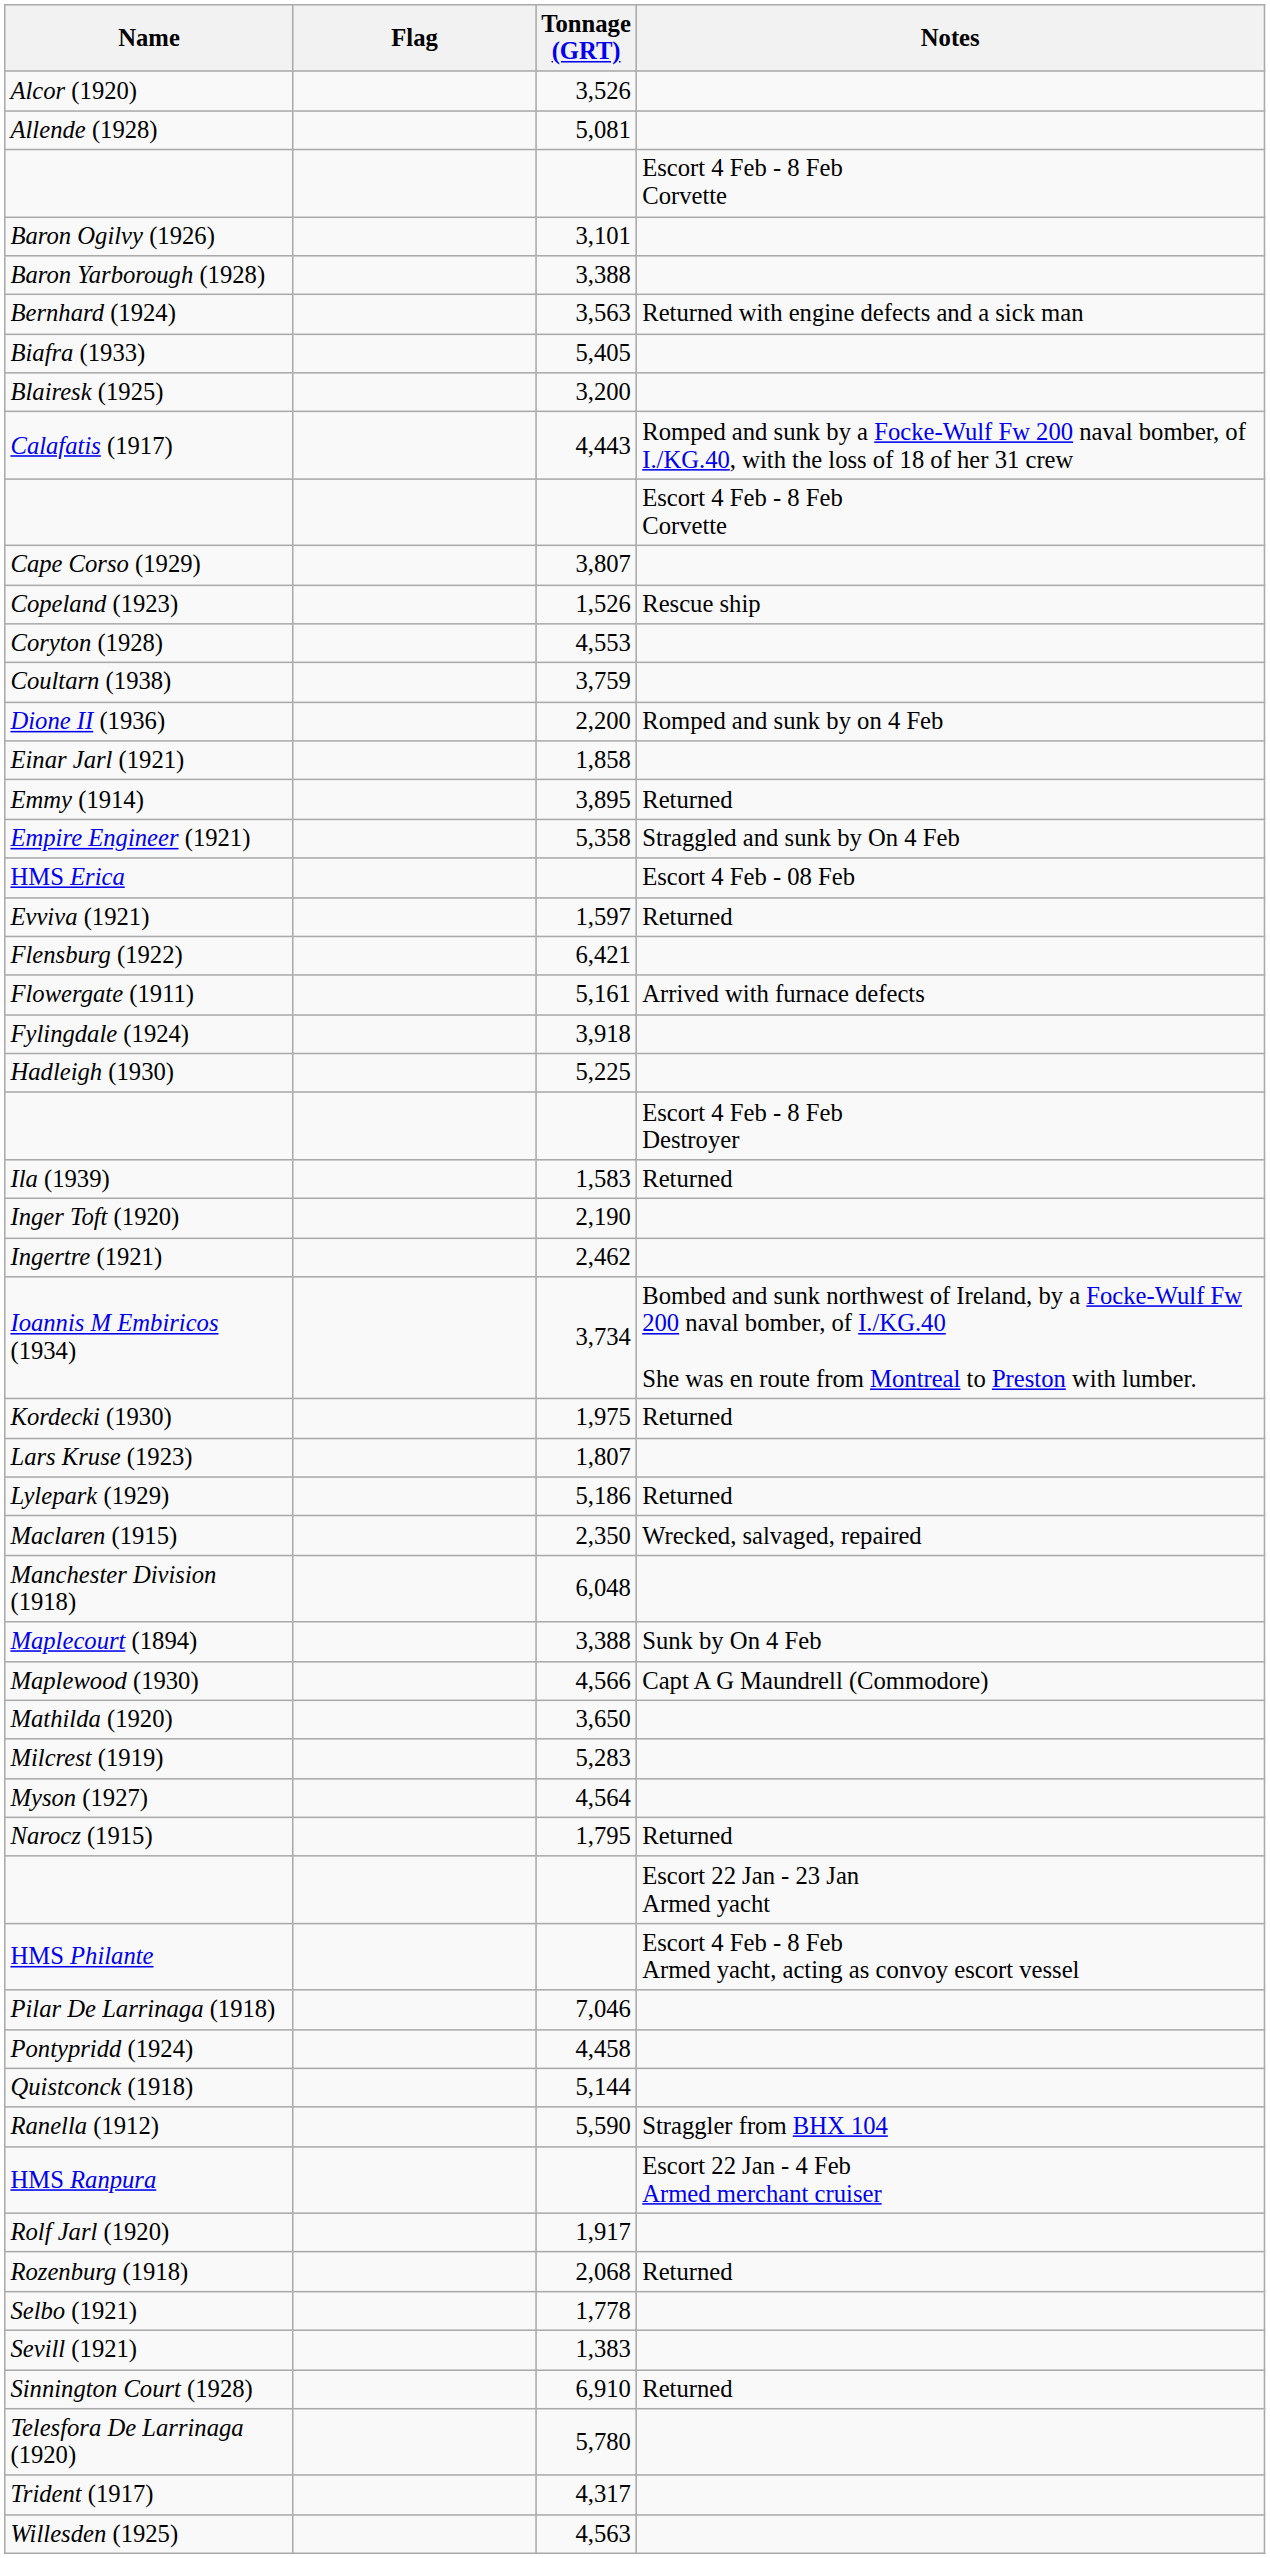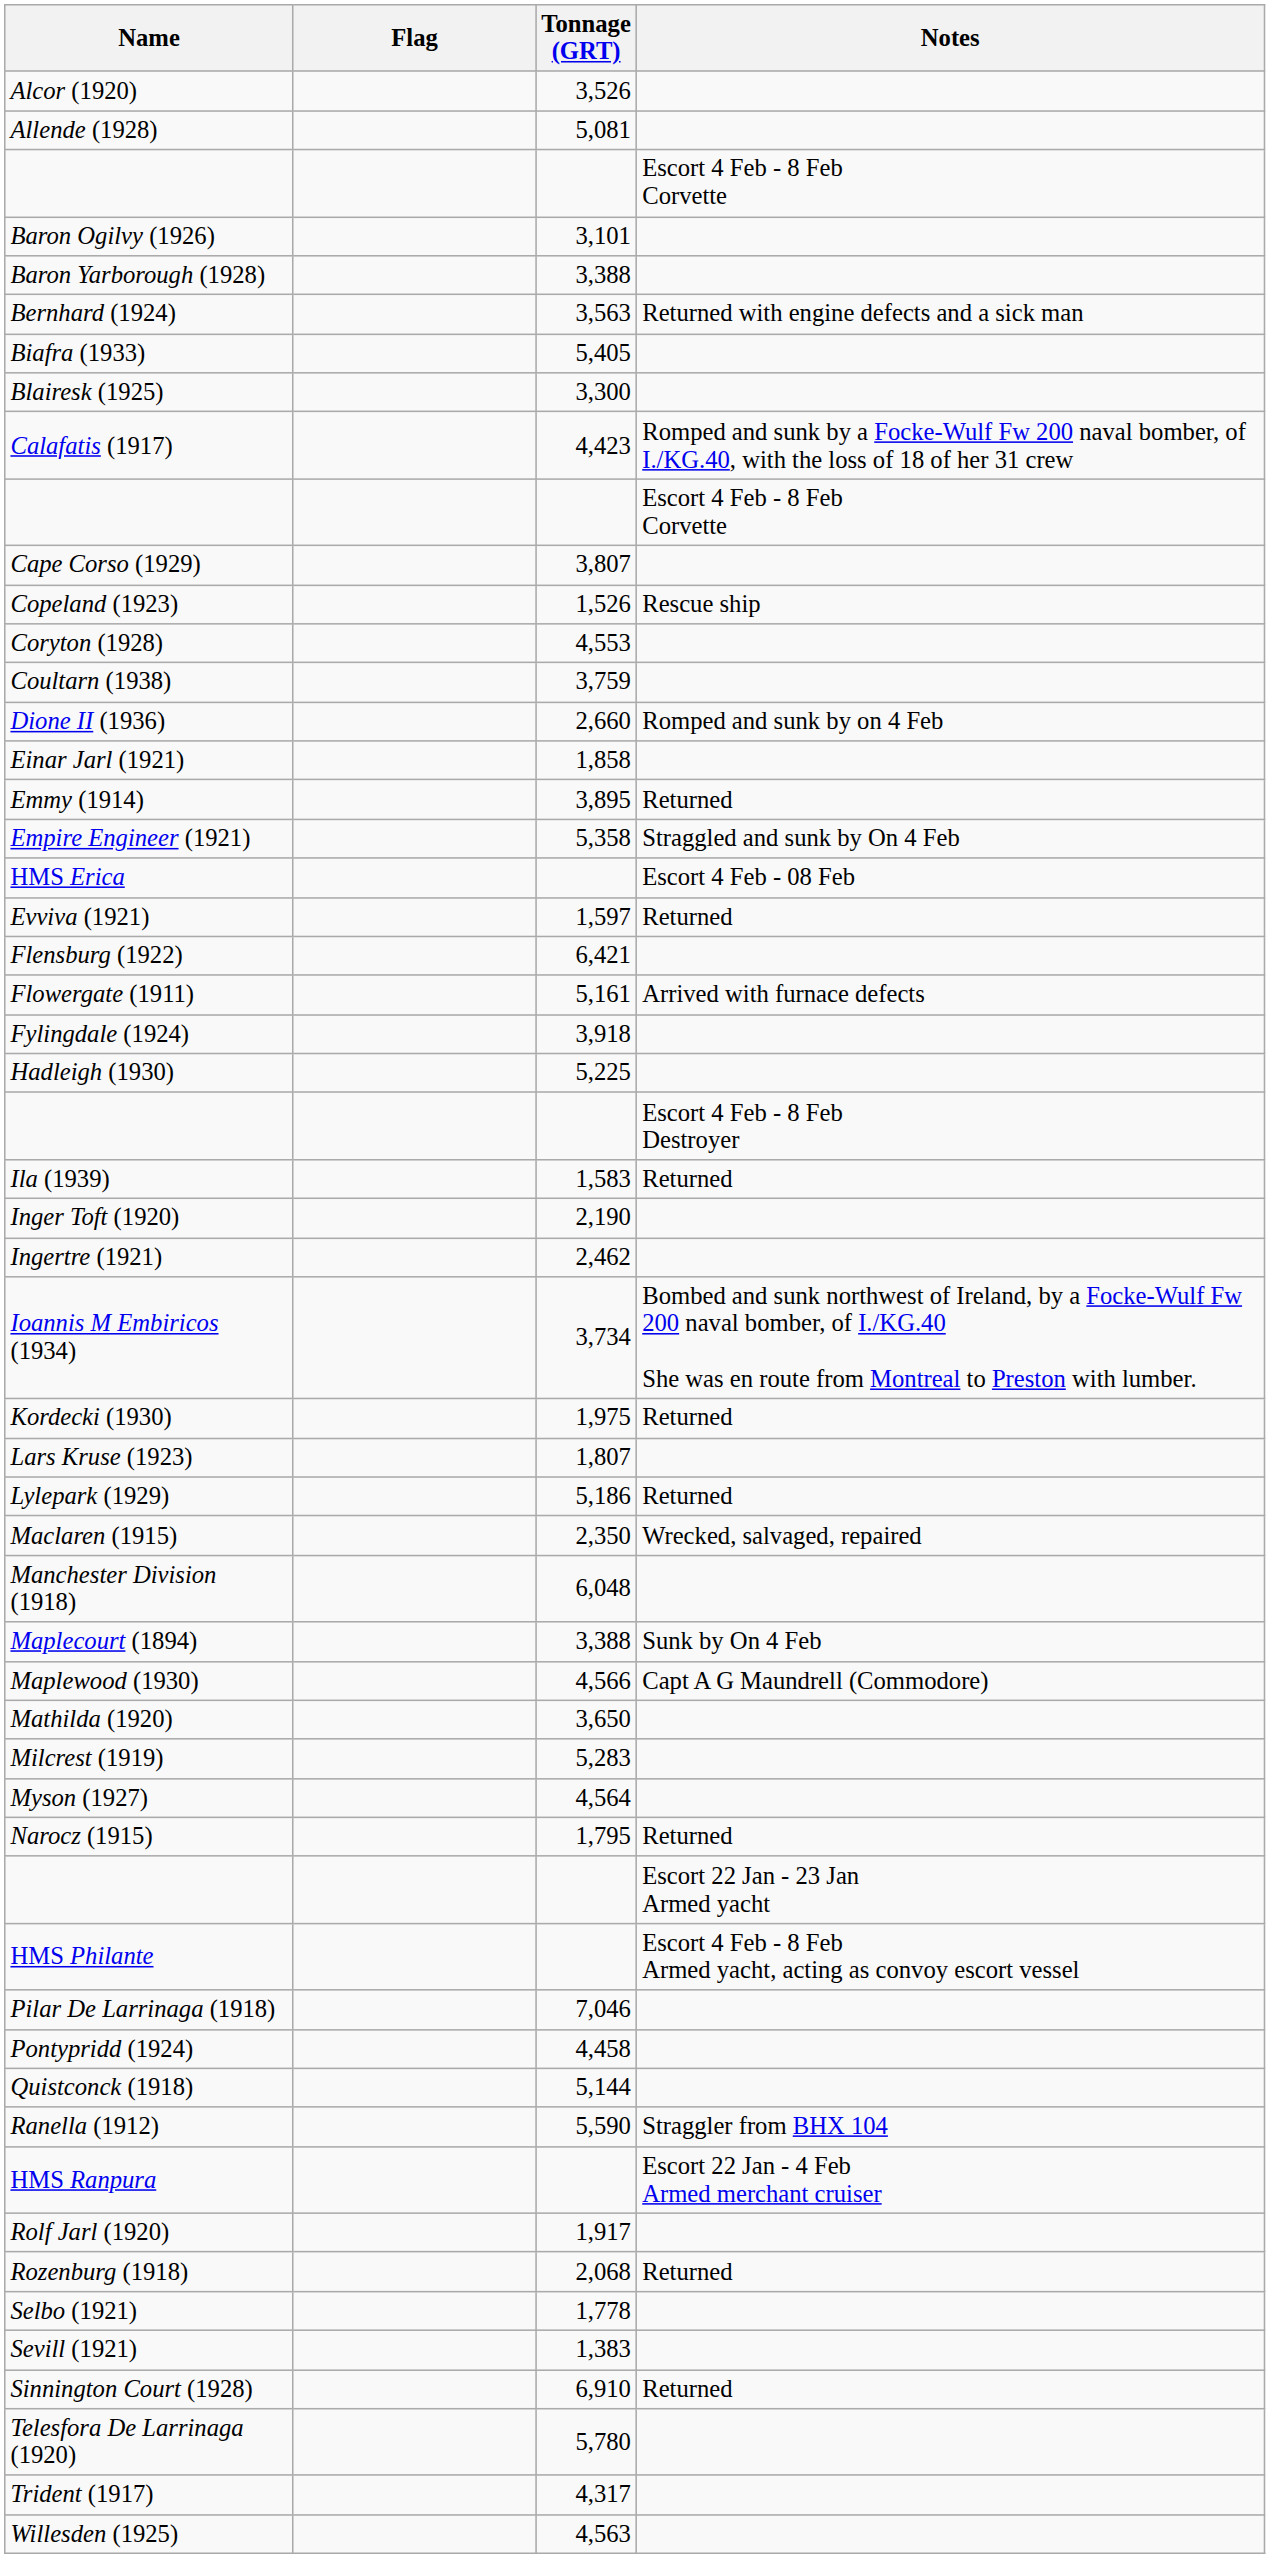(603, 392) 3,200 -> (603, 392) 3,300
(603, 445) 4,443 -> (603, 445) 4,423
(603, 721) 2,200 -> (603, 721) 2,660
